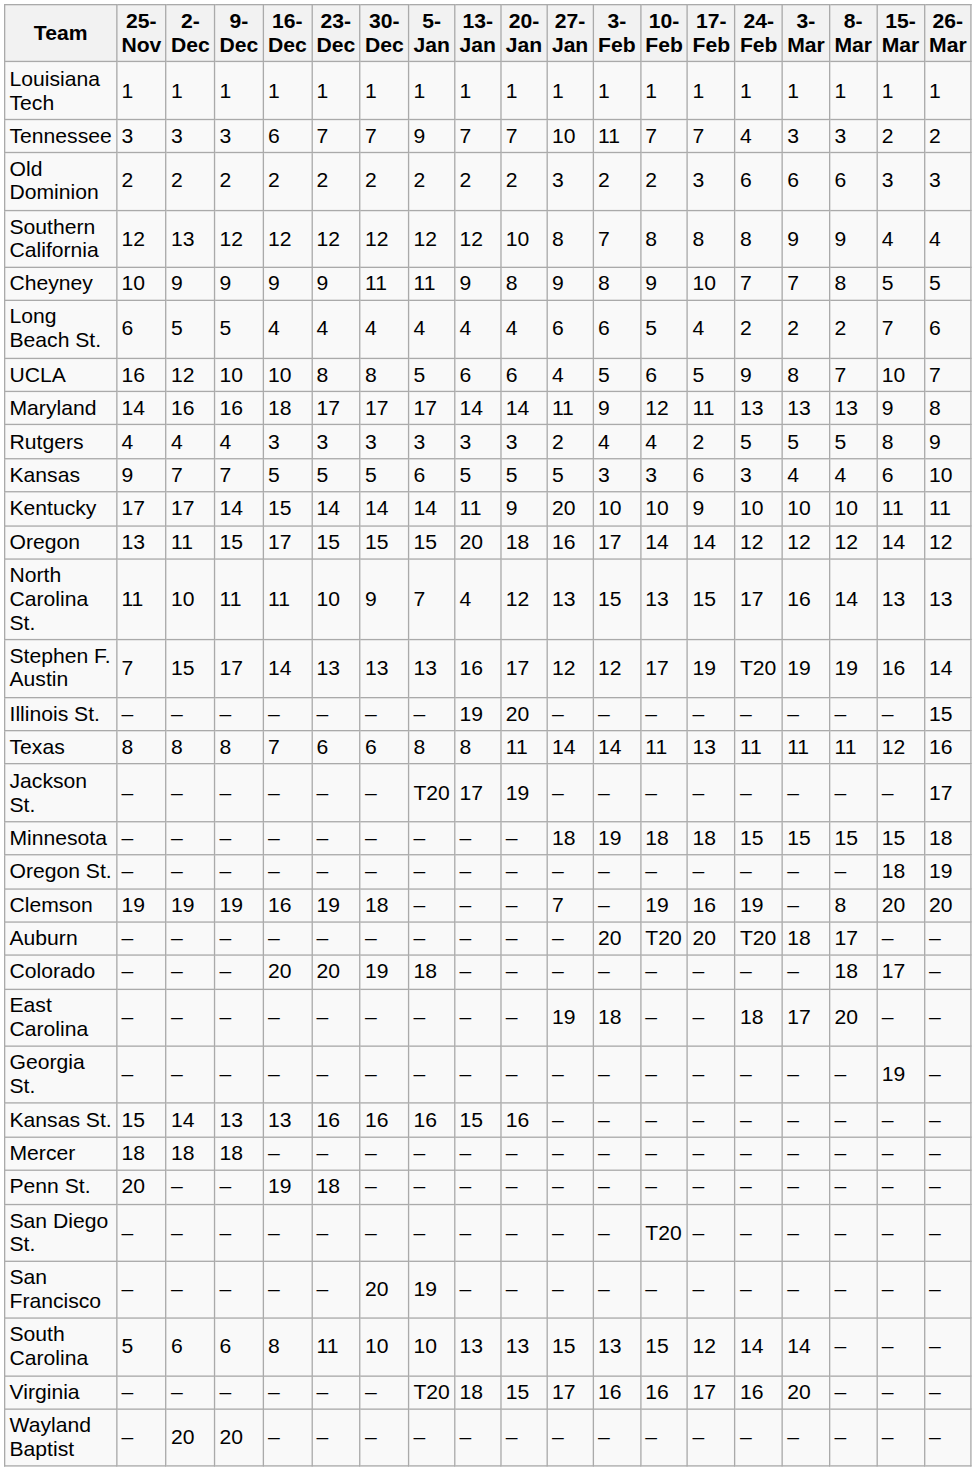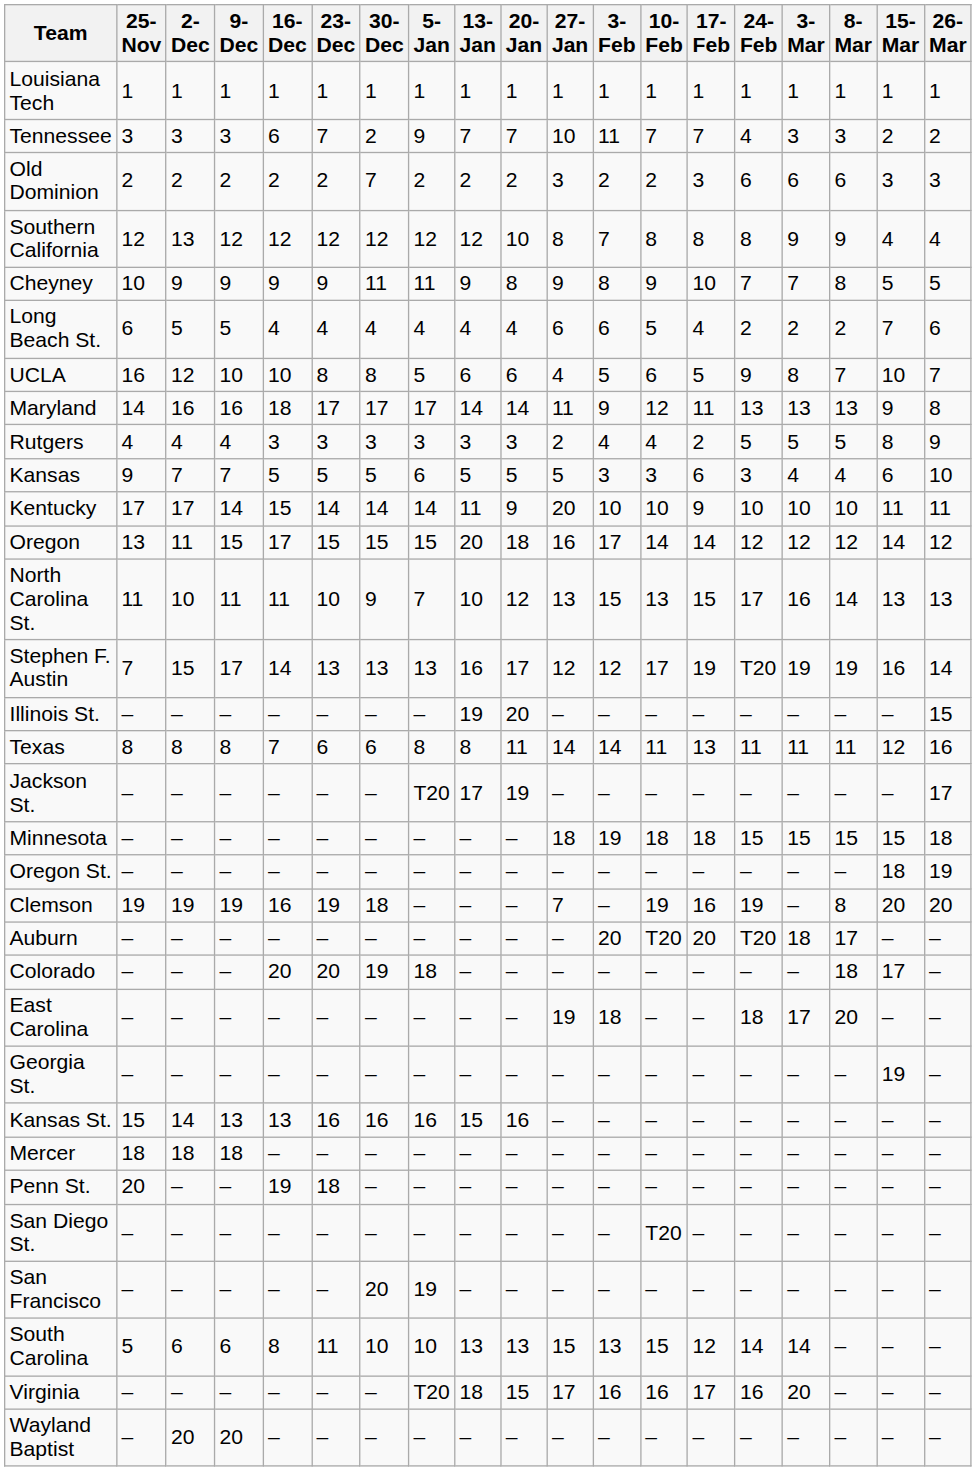(371, 135) 7 -> (371, 135) 2
(371, 181) 2 -> (371, 181) 7
(465, 599) 4 -> (471, 599) 10
